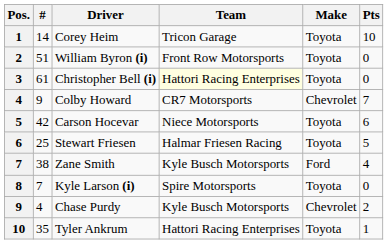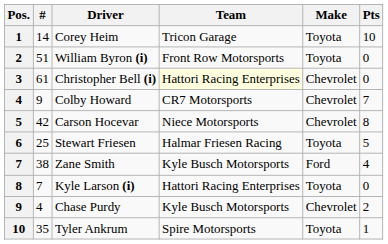(324, 79) Toyota -> (331, 79) Chevrolet
(324, 121) Toyota -> (331, 121) Chevrolet
(366, 121) 6 -> (366, 121) 8
(209, 185) Spire Motorsports -> (231, 185) Hattori Racing Enterprises
(231, 228) Hattori Racing Enterprises -> (209, 228) Spire Motorsports
